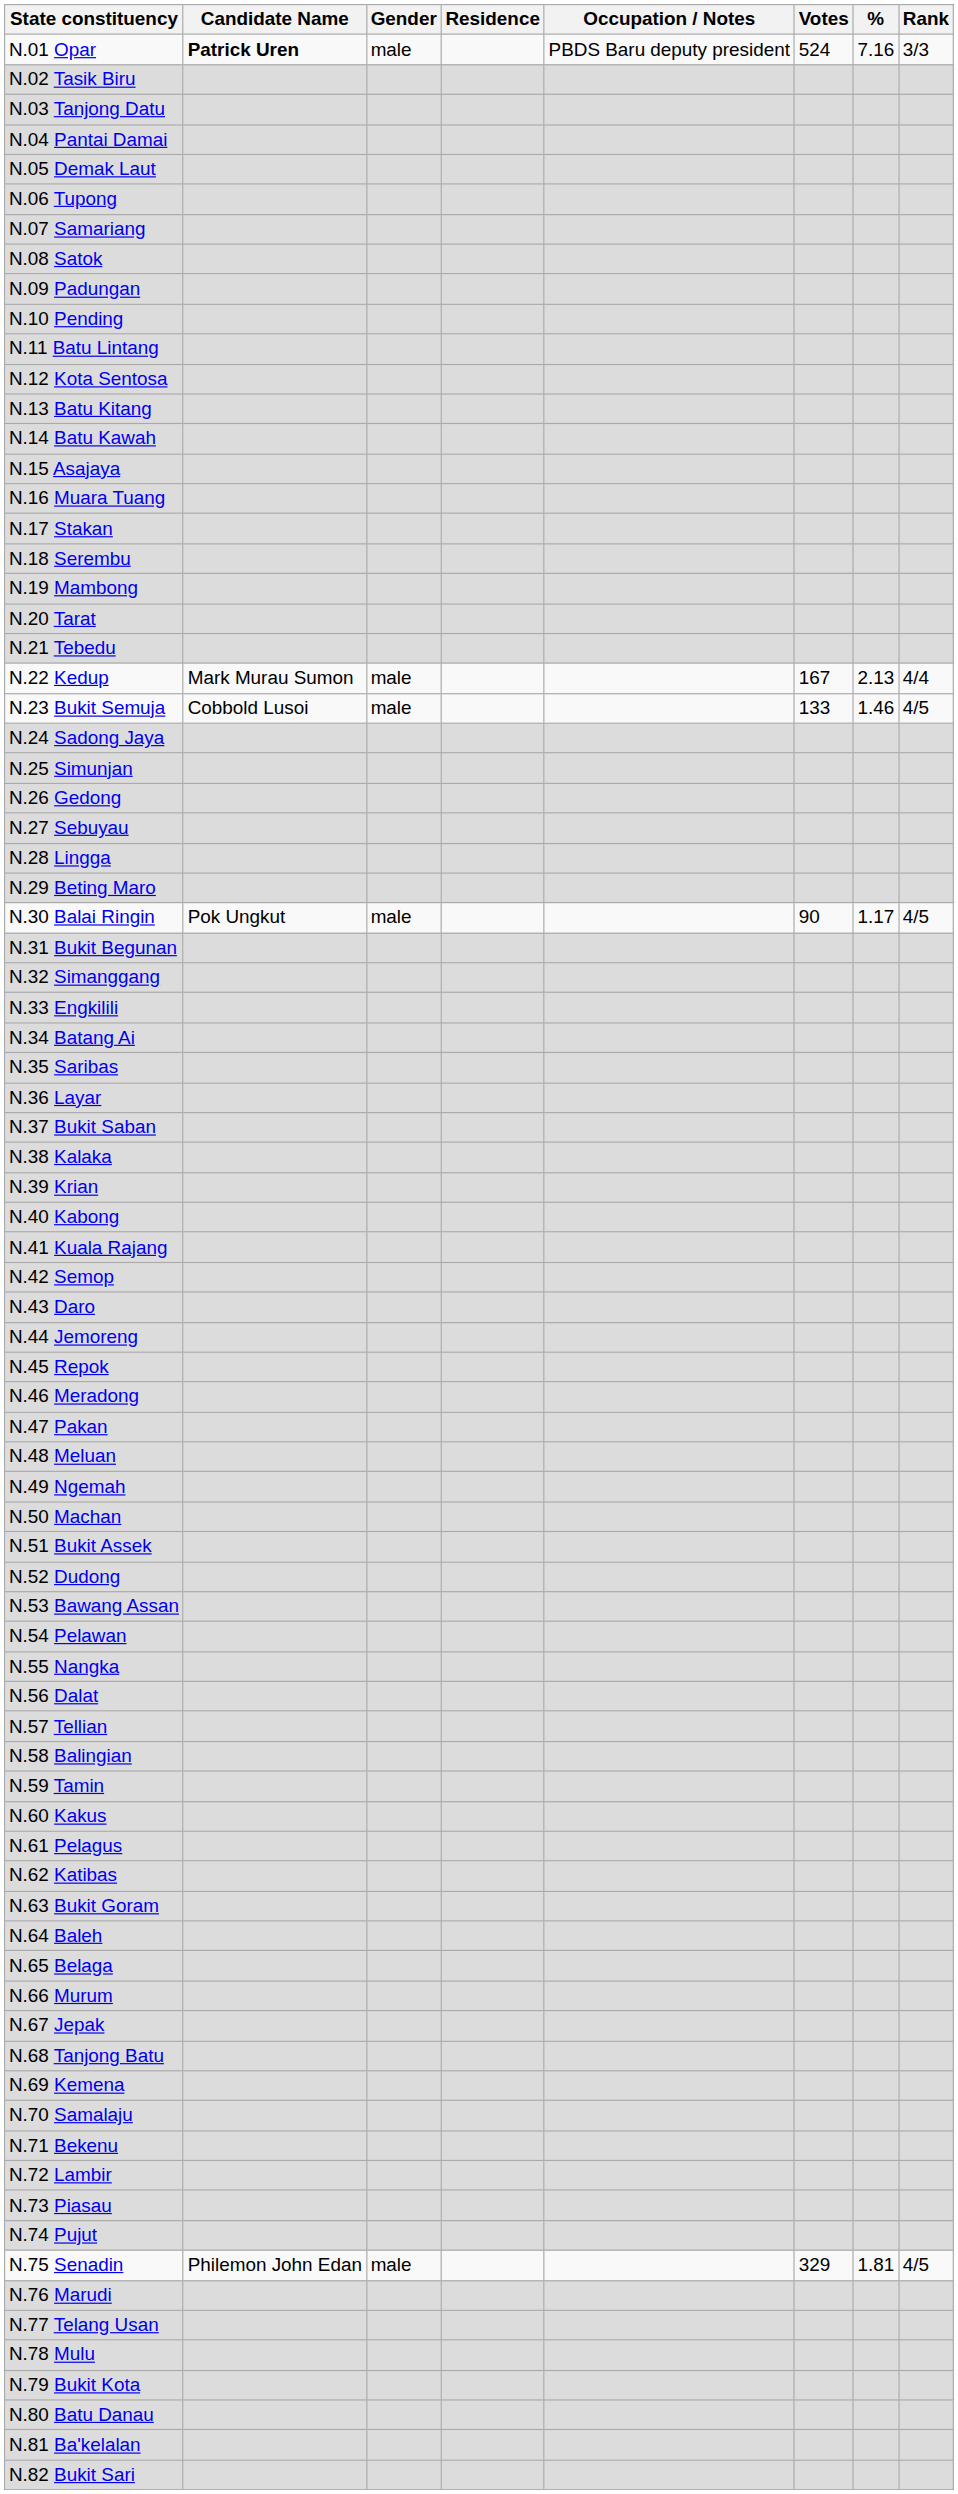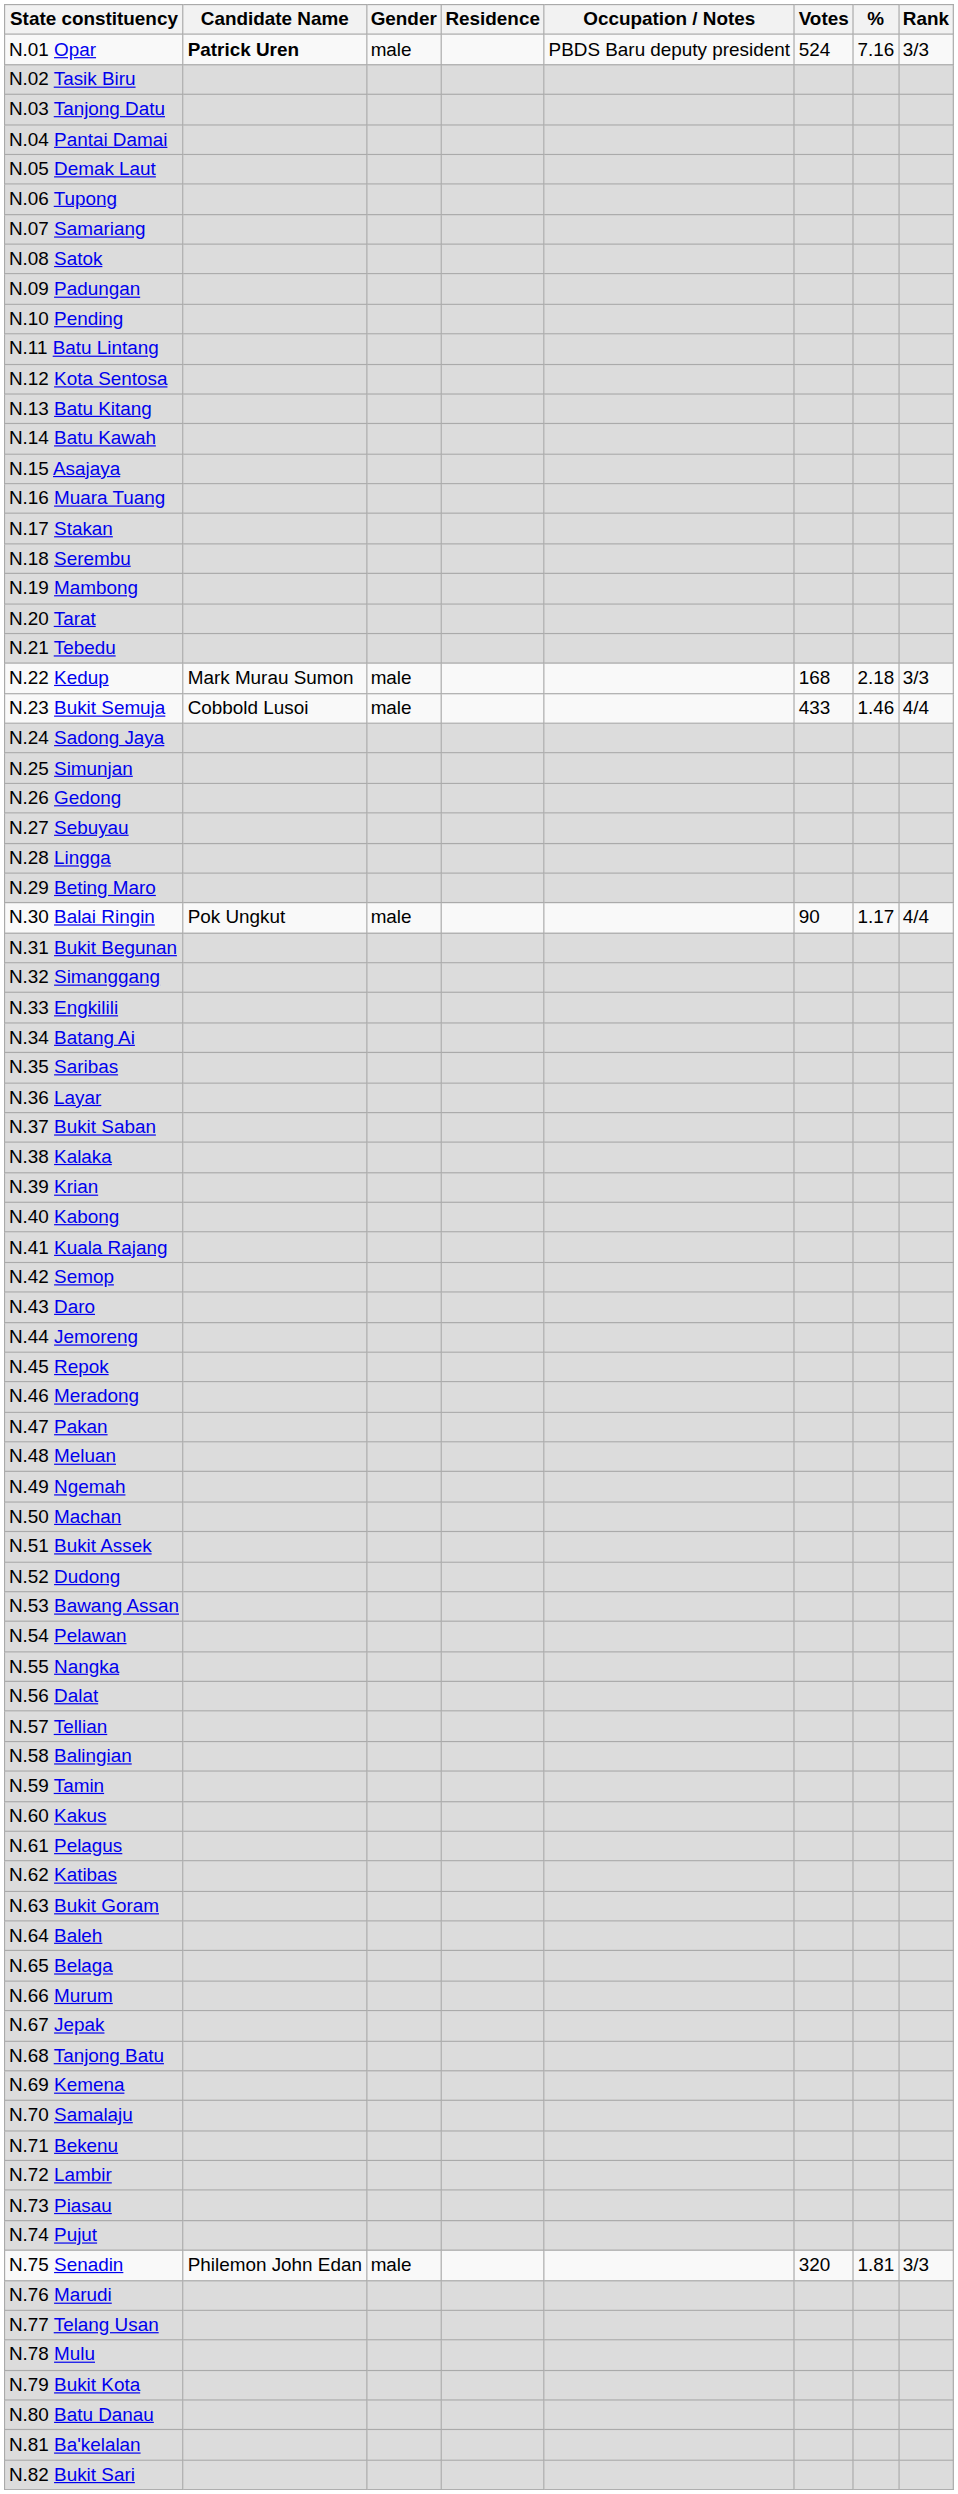(814, 678) 167 -> (814, 678) 168
(876, 678) 2.13 -> (876, 678) 2.18
(916, 678) 4/4 -> (916, 678) 3/3
(814, 708) 133 -> (814, 708) 433
(916, 708) 4/5 -> (916, 708) 4/4
(916, 917) 4/5 -> (916, 917) 4/4
(814, 2265) 329 -> (814, 2265) 320
(916, 2265) 4/5 -> (916, 2265) 3/3
